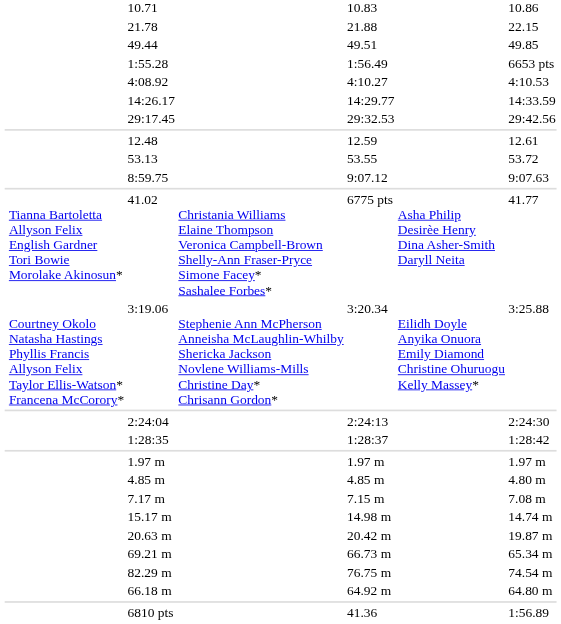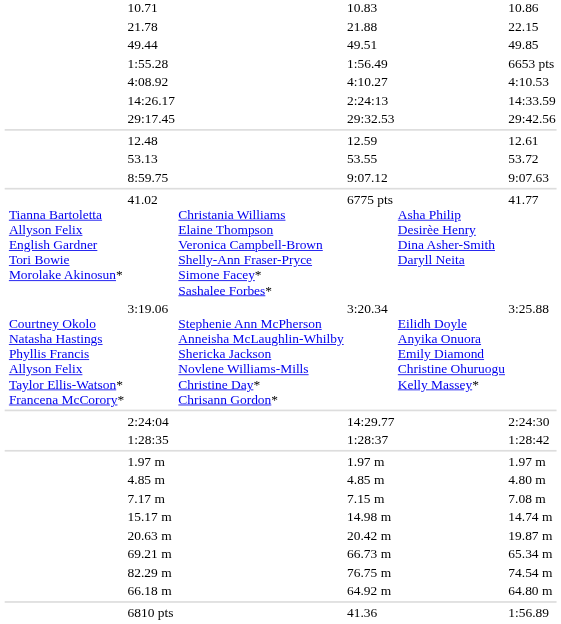(371, 100) 14:29.77 -> (368, 100) 2:24:13
(368, 421) 2:24:13 -> (371, 421) 14:29.77
